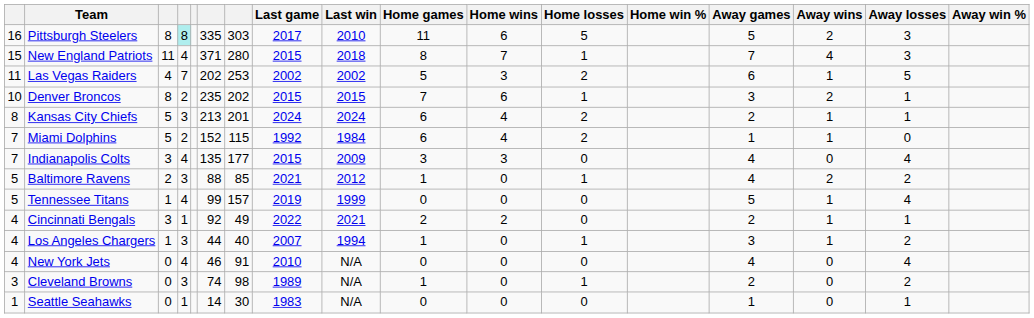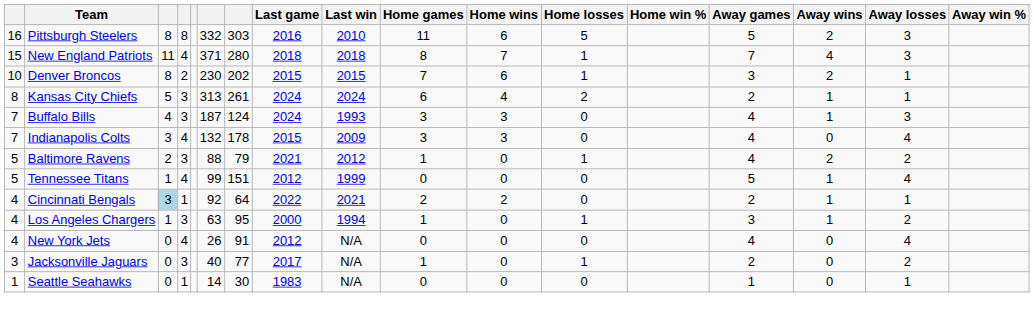(184, 35) paleturquoise background -> (184, 35) no background
(211, 35) 335 -> (211, 35) 332
(287, 35) 2017 -> (287, 35) 2016
(287, 55) 2015 -> (287, 55) 2018
- row: (82, 76)
(211, 96) 235 -> (211, 76) 230
(211, 117) 213 -> (211, 96) 313
(238, 117) 201 -> (238, 96) 261
- row: (72, 138)
+ row: (62, 117)
(211, 158) 135 -> (211, 138) 132
(238, 158) 177 -> (238, 138) 178
(242, 179) 85 -> (242, 158) 79
(238, 199) 157 -> (238, 179) 151
(287, 199) 2019 -> (287, 179) 2012
(168, 220) no background -> (168, 199) lightblue background
(242, 220) 49 -> (242, 199) 64
(214, 240) 44 -> (214, 220) 63
(242, 240) 40 -> (242, 220) 95
(287, 240) 2007 -> (287, 220) 2000
(214, 261) 46 -> (214, 240) 26
(287, 261) 2010 -> (287, 240) 2012
- row: (80, 281)
+ row: (88, 261)
